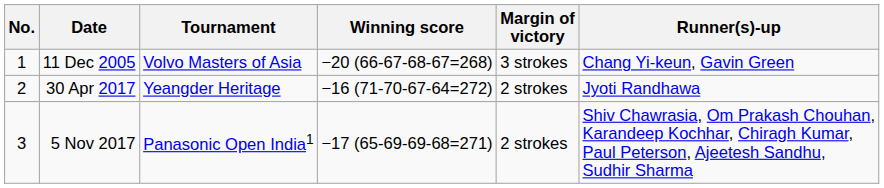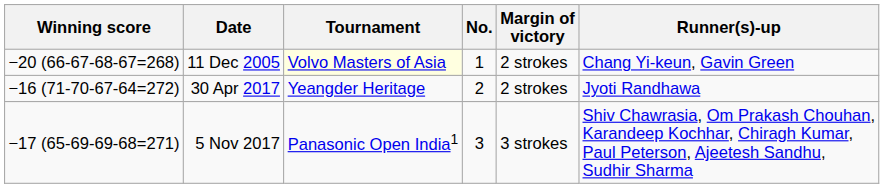columns swapped: (22, 27) <-> (407, 27)
(222, 63) no background -> (367, 63) lightyellow background
(534, 63) 3 strokes -> (534, 63) 2 strokes
(534, 143) 2 strokes -> (534, 143) 3 strokes
